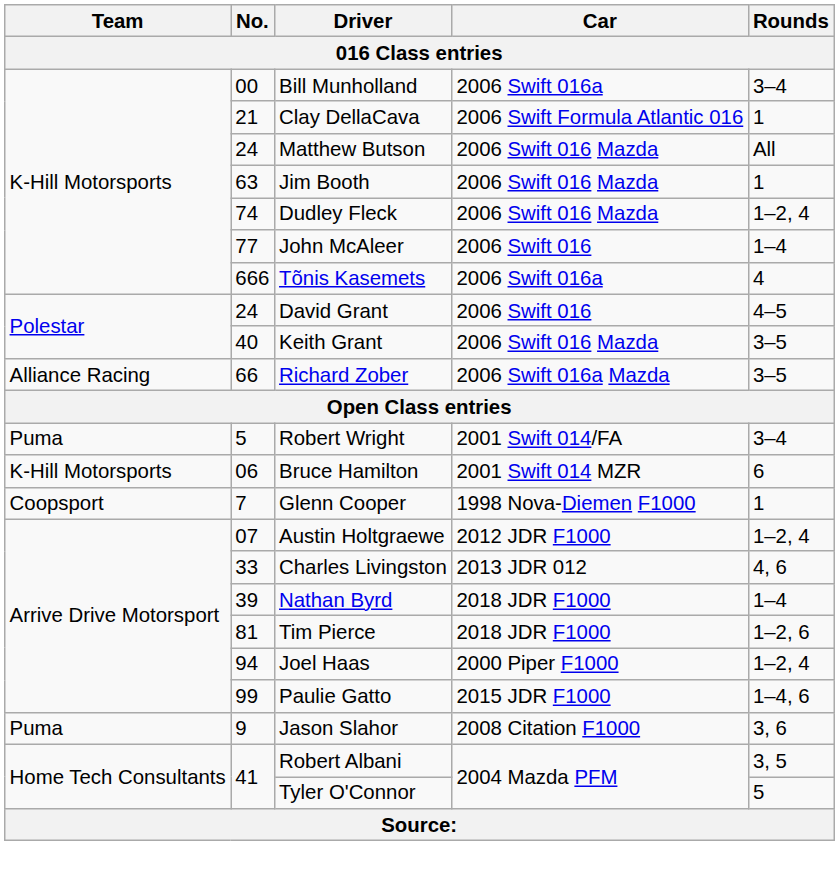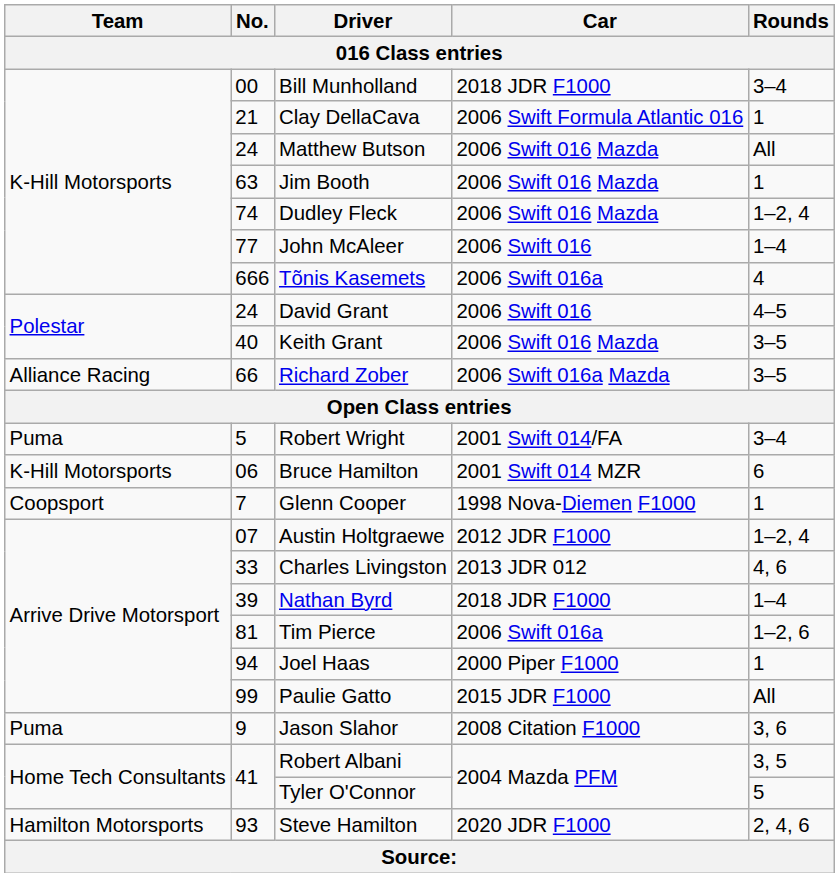(530, 85) 2006 Swift 016a -> (534, 85) 2018 JDR F1000
(534, 631) 2018 JDR F1000 -> (530, 631) 2006 Swift 016a
(781, 664) 1–2, 4 -> (759, 664) 1
(781, 696) 1–4, 6 -> (764, 696) All
+ row: (348, 824)
